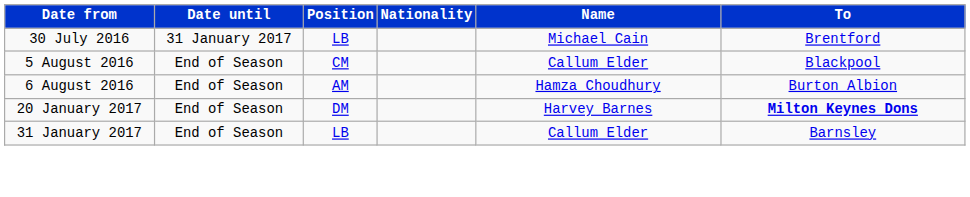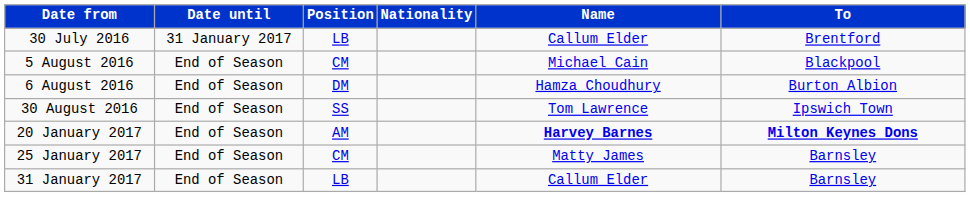(598, 39) Michael Cain -> (598, 39) Callum Elder
(598, 63) Callum Elder -> (598, 63) Michael Cain
(340, 86) AM -> (340, 86) DM
+ row: (79, 110)
(340, 110) DM -> (340, 133) AM
(598, 110) normal -> (598, 133) bold
+ row: (79, 156)
